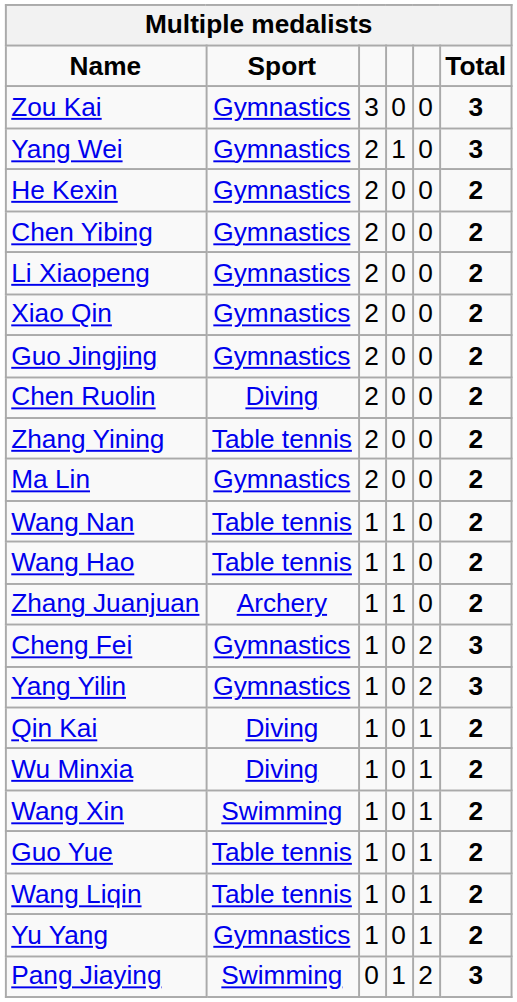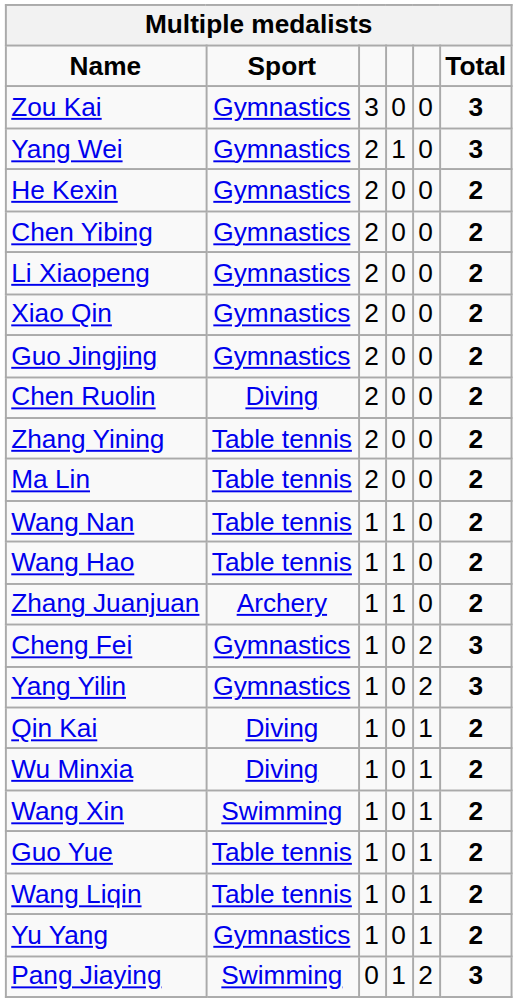(282, 480) Gymnastics -> (282, 480) Table tennis
